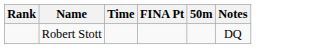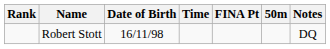+ column: (142, 14)
